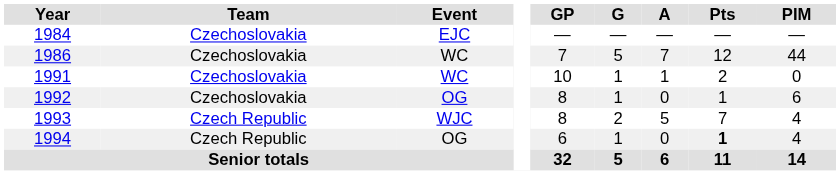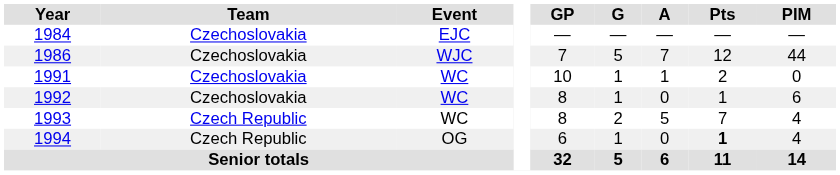(454, 55) WC -> (454, 55) WJC
(454, 97) OG -> (454, 97) WC
(454, 118) WJC -> (454, 118) WC
